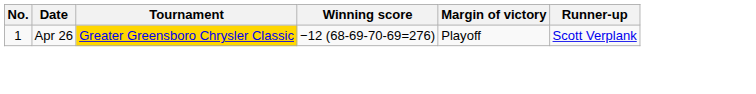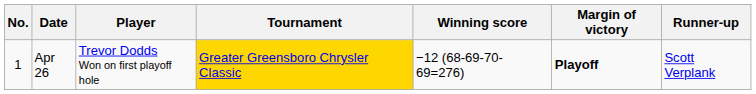+ column: (136, 22)
(461, 36) normal -> (577, 65) bold
